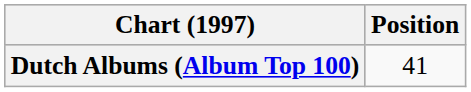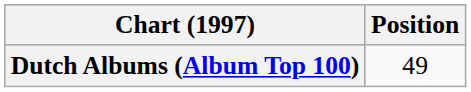(415, 65) 41 -> (415, 65) 49
